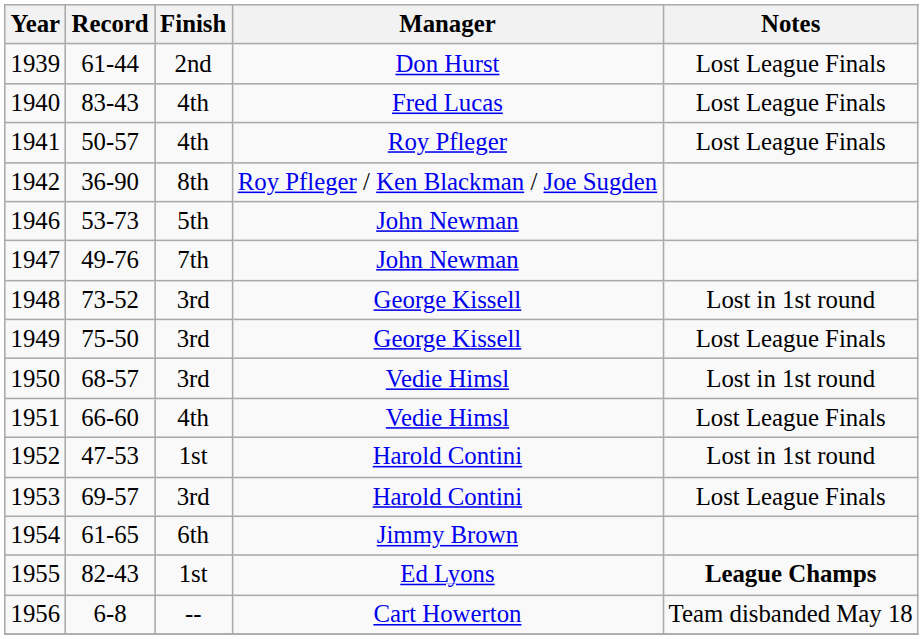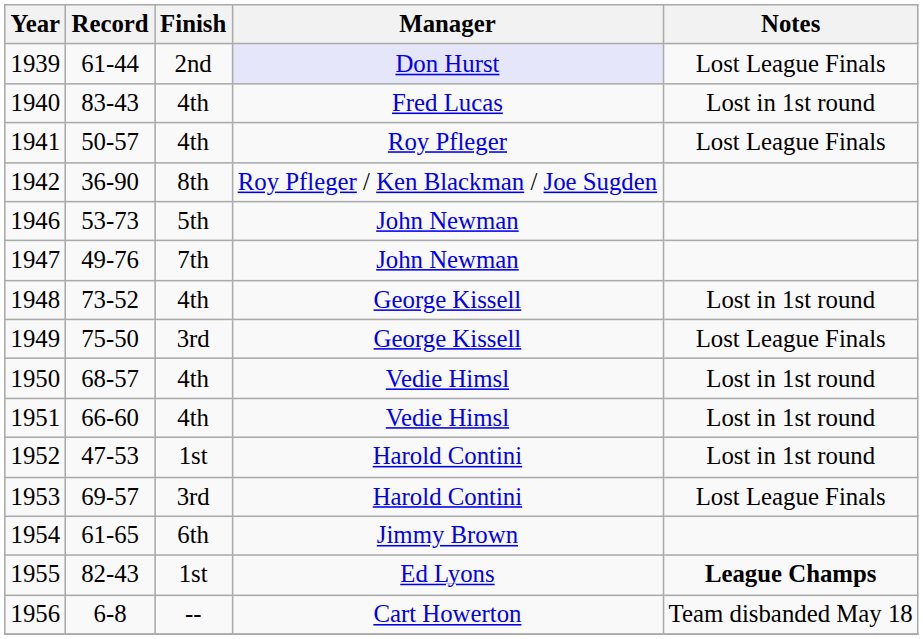(447, 63) no background -> (447, 63) lavender background
(791, 102) Lost League Finals -> (791, 102) Lost in 1st round
(193, 299) 3rd -> (193, 299) 4th
(193, 378) 3rd -> (193, 378) 4th
(791, 417) Lost League Finals -> (791, 417) Lost in 1st round
